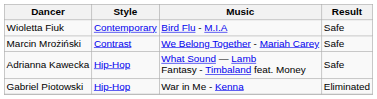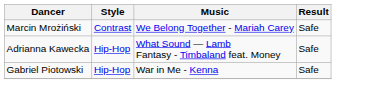- row: (35, 28)
(347, 86) Eliminated -> (309, 70) Safe
